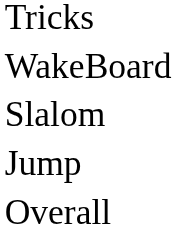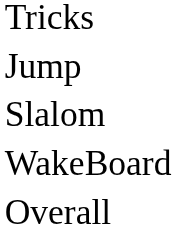rows swapped: (43, 163) <-> (88, 65)
